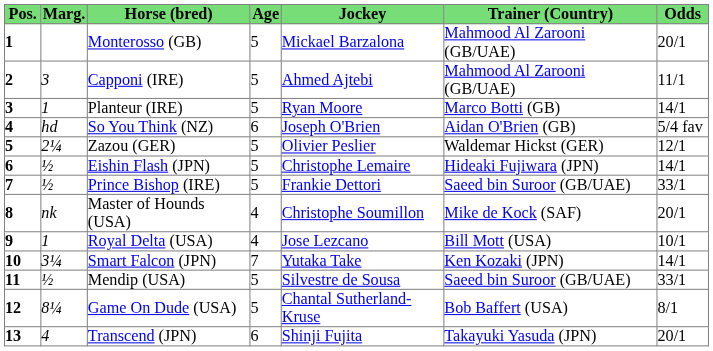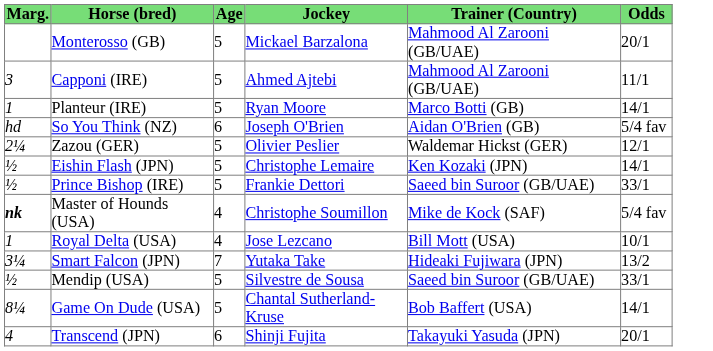- column: (23, 14)
(522, 165) Hideaki Fujiwara (JPN) -> (468, 165) Ken Kozaki (JPN)
(49, 213) normal -> (14, 213) bold
(672, 213) 20/1 -> (644, 213) 5/4 fav
(504, 260) Ken Kozaki (JPN) -> (485, 260) Hideaki Fujiwara (JPN)
(672, 260) 14/1 -> (635, 260) 13/2
(668, 308) 8/1 -> (635, 308) 14/1
